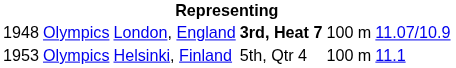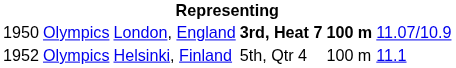(21, 33) 1948 -> (21, 33) 1950
(349, 33) normal -> (349, 33) bold
(21, 55) 1953 -> (21, 55) 1952
